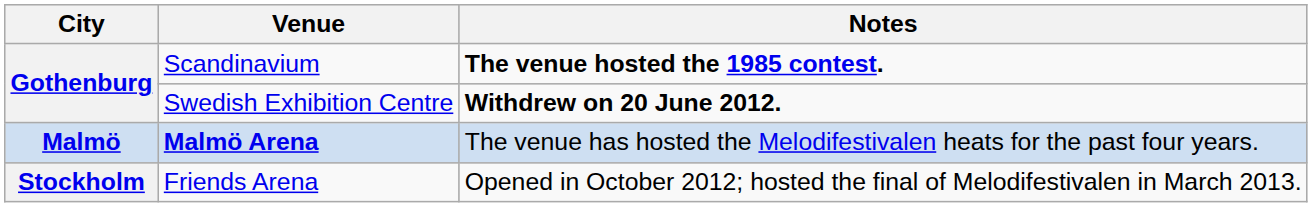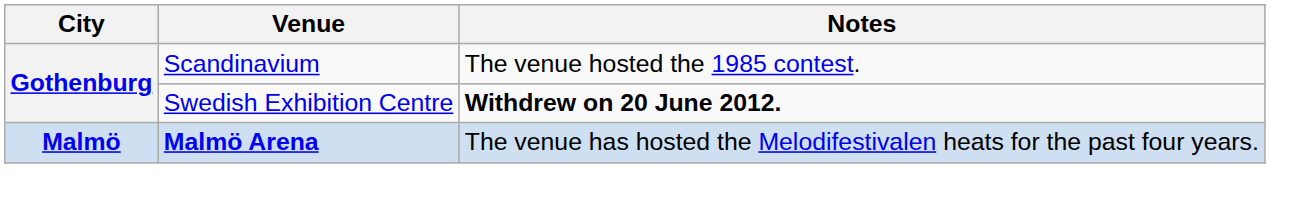(674, 63) bold -> (663, 63) normal
- row: (241, 181)
